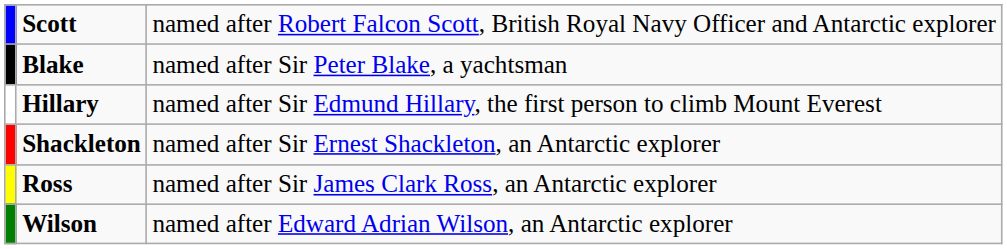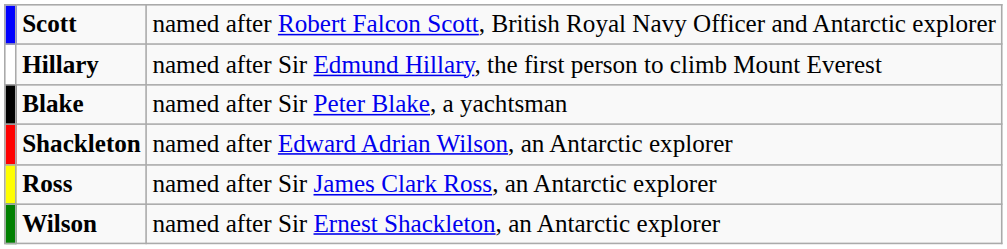rows swapped: (61, 104) <-> (53, 64)
(436, 143) named after Sir Ernest Shackleton, an Antarctic explorer -> (443, 143) named after Edward Adrian Wilson, an Antarctic explorer
(443, 223) named after Edward Adrian Wilson, an Antarctic explorer -> (436, 223) named after Sir Ernest Shackleton, an Antarctic explorer
